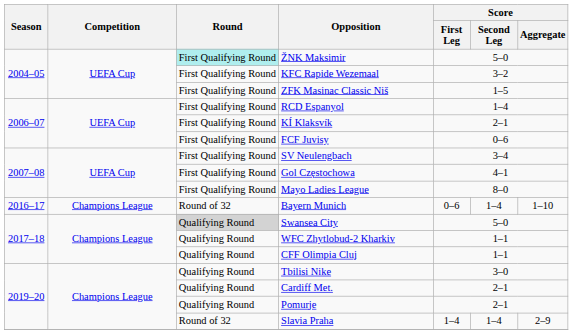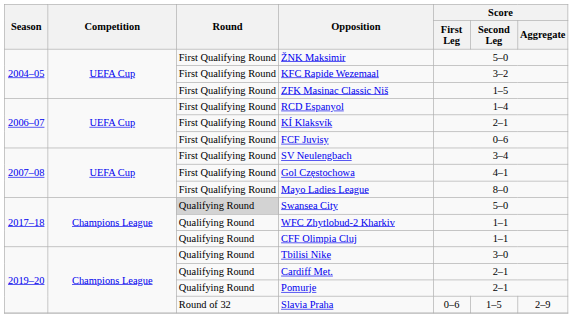(227, 57) paleturquoise background -> (227, 57) no background
- row: (314, 205)
(452, 321) 1–4 -> (452, 304) 0–6
(494, 321) 1–4 -> (494, 304) 1–5
